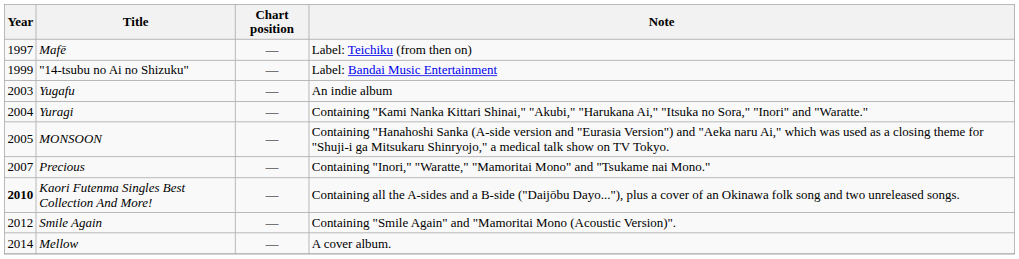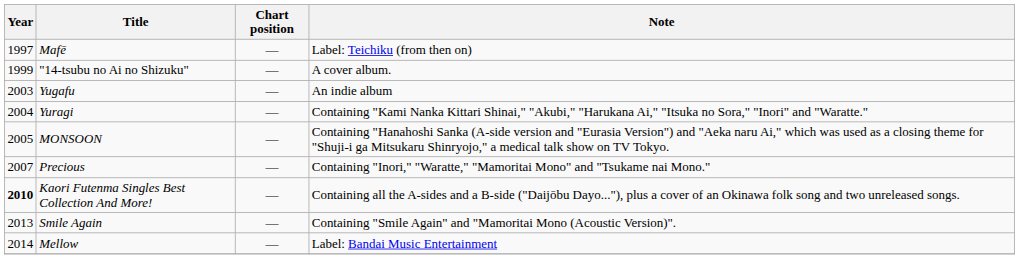(404, 70) Label: Bandai Music Entertainment -> (352, 70) A cover album.
(20, 222) 2012 -> (20, 222) 2013
(352, 243) A cover album. -> (404, 243) Label: Bandai Music Entertainment
